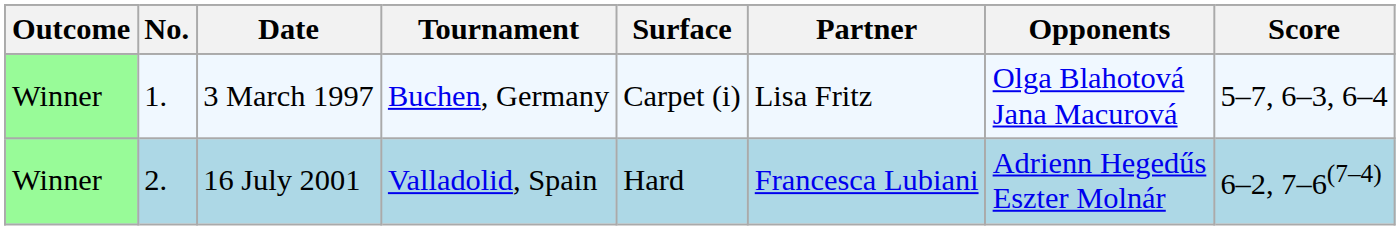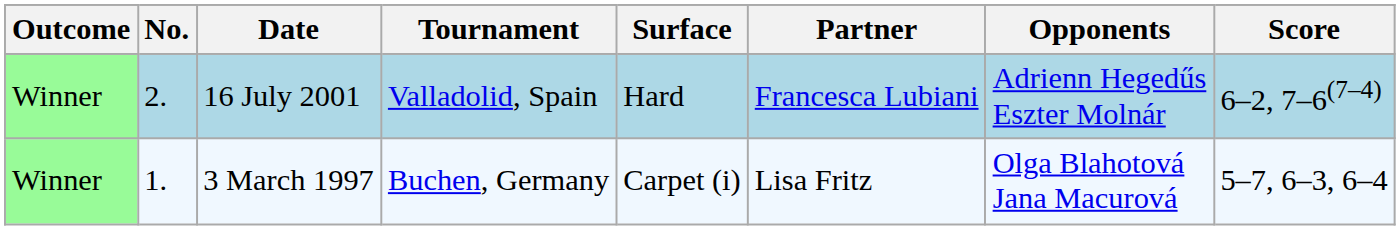rows swapped: (289, 95) <-> (282, 180)
